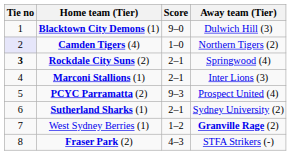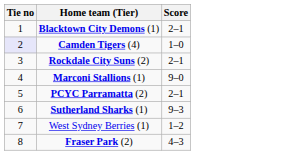- column: (238, 12)
(176, 28) 9–0 -> (176, 28) 2–1
(20, 61) bold -> (20, 61) normal
(176, 77) 2–1 -> (176, 77) 9–0
(176, 93) 9–3 -> (176, 93) 2–1
(176, 110) 2–1 -> (176, 110) 9–3
